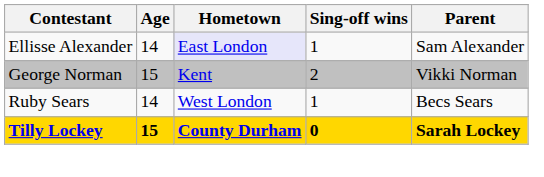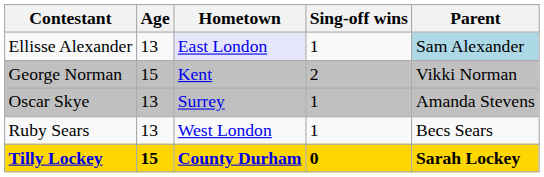(149, 46) 14 -> (149, 46) 13
(470, 46) no background -> (470, 46) lightblue background
+ row: (49, 102)
(149, 102) 14 -> (149, 130) 13
